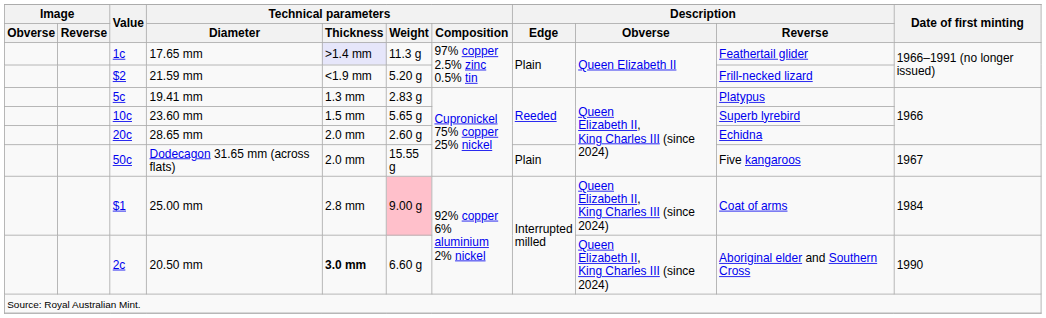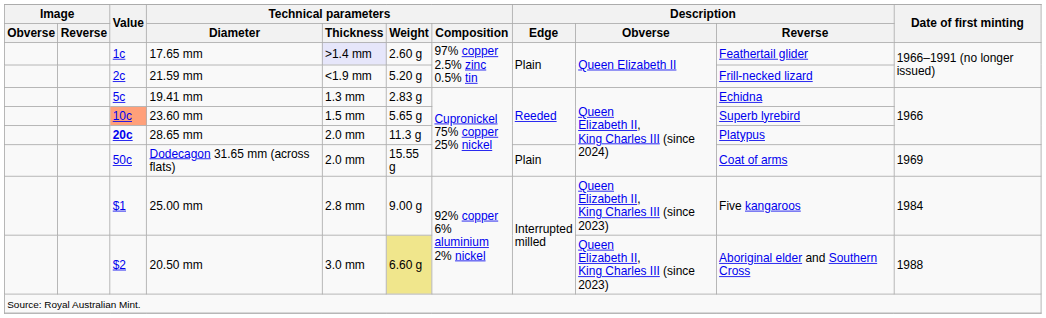(405, 54) 11.3 g -> (406, 54) 2.60 g
(119, 77) $2 -> (119, 77) 2c
(742, 97) Platypus -> (741, 97) Echidna
(122, 116) no background -> (122, 116) lightsalmon background
(122, 135) normal -> (123, 135) bold
(406, 135) 2.60 g -> (405, 135) 11.3 g
(741, 135) Echidna -> (742, 135) Platypus
(760, 161) Five kangaroos -> (753, 161) Coat of arms
(910, 161) 1967 -> (910, 161) 1969
(406, 206) pink background -> (406, 206) no background
(637, 206) Queen Elizabeth II, King Charles III (since 2024) -> (637, 206) Queen Elizabeth II, King Charles III (since 2023)
(753, 206) Coat of arms -> (760, 206) Five kangaroos
(119, 265) 2c -> (119, 265) $2
(346, 265) bold -> (345, 265) normal
(406, 265) no background -> (406, 265) khaki background
(637, 265) Queen Elizabeth II, King Charles III (since 2024) -> (637, 265) Queen Elizabeth II, King Charles III (since 2023)
(910, 265) 1990 -> (910, 265) 1988
